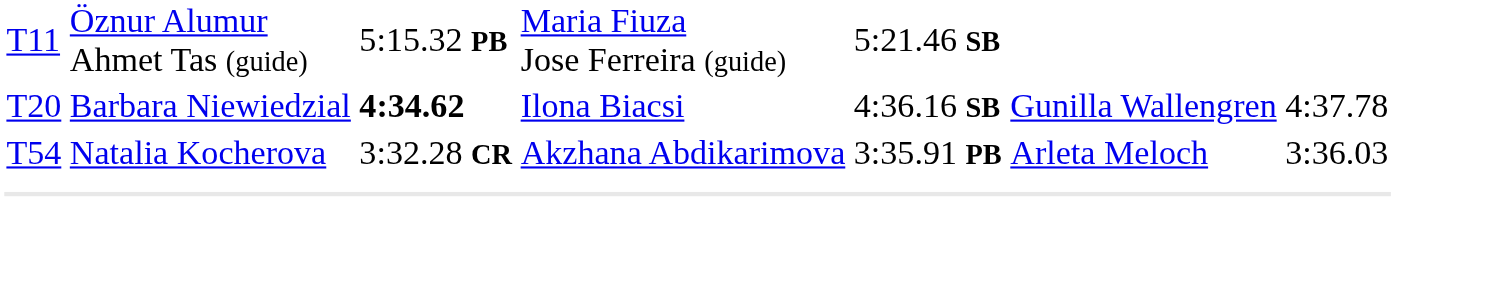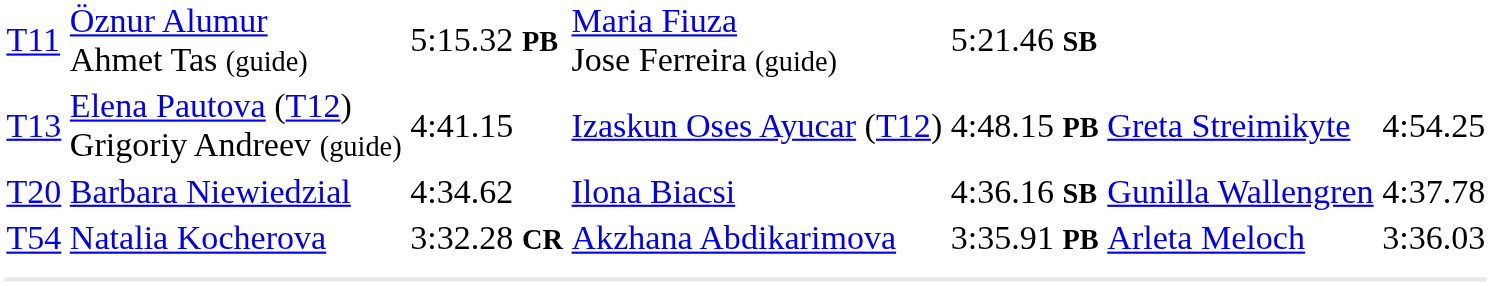+ row: (34, 125)
(412, 106) bold -> (462, 191) normal
